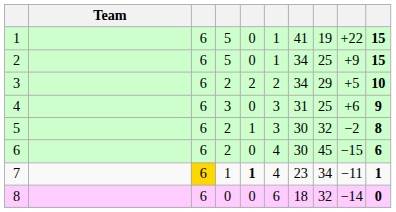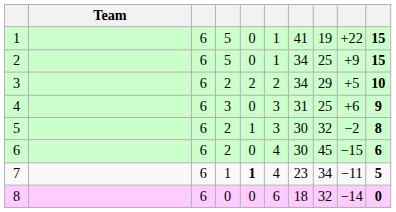(203, 173) gold background -> (203, 173) no background
(378, 173) 1 -> (378, 173) 5
